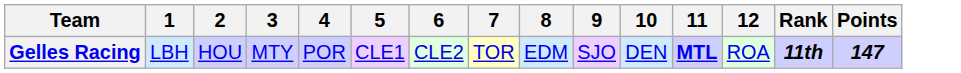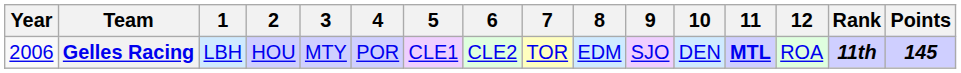+ column: (31, 21)
(867, 52) 147 -> (921, 52) 145
